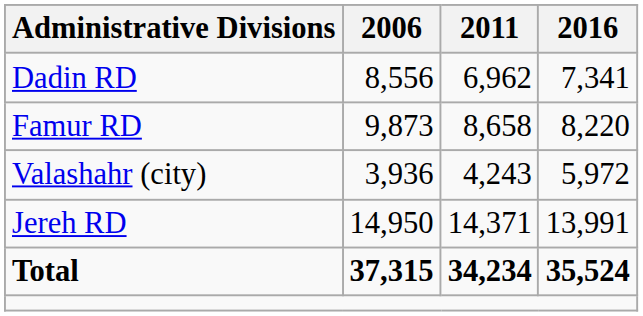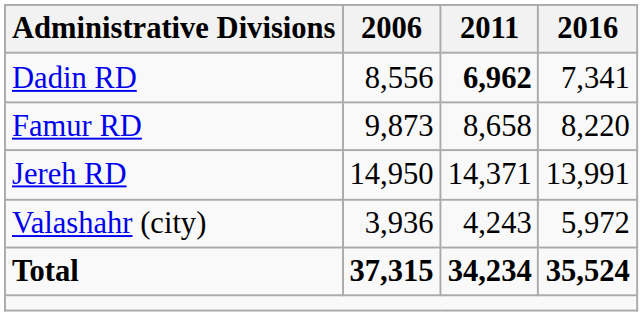(497, 77) normal -> (497, 77) bold
rows swapped: (69, 222) <-> (109, 174)
